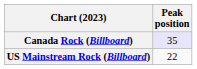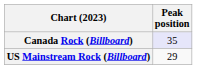(172, 56) 22 -> (172, 56) 29
